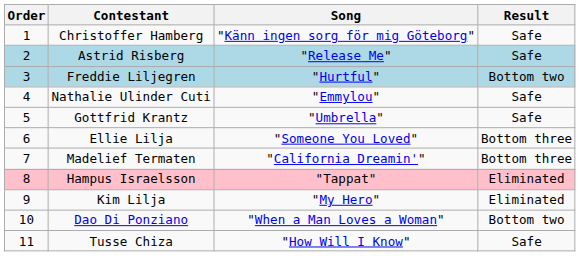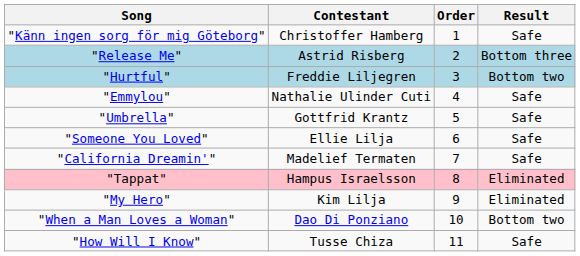columns swapped: (26, 15) <-> (346, 15)
(527, 56) Safe -> (527, 56) Bottom three
(527, 138) Bottom three -> (527, 138) Safe
(527, 159) Bottom three -> (527, 159) Safe
